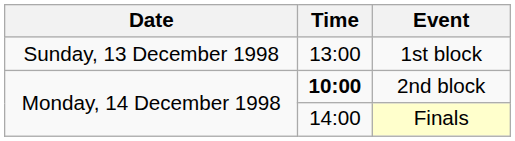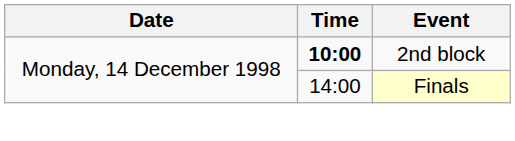- row: (441, 53)
